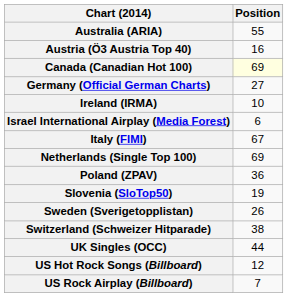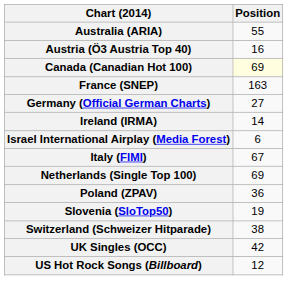+ row: (118, 85)
(258, 103) 10 -> (258, 121) 14
- row: (118, 211)
(258, 247) 44 -> (258, 247) 42
- row: (118, 283)
